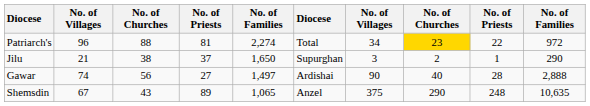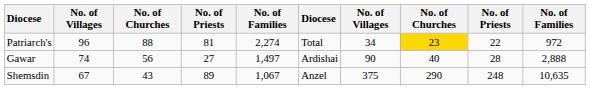- row: (15, 59)
(263, 93) 1,065 -> (267, 76) 1,067
